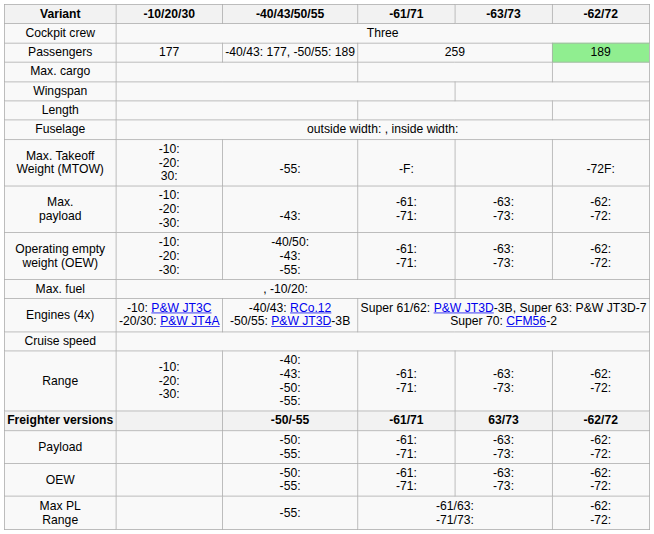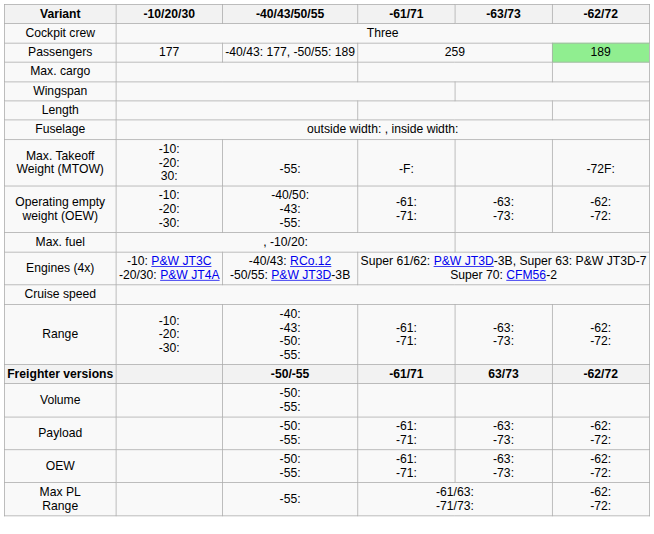- row: (60, 209)
+ row: (60, 400)
